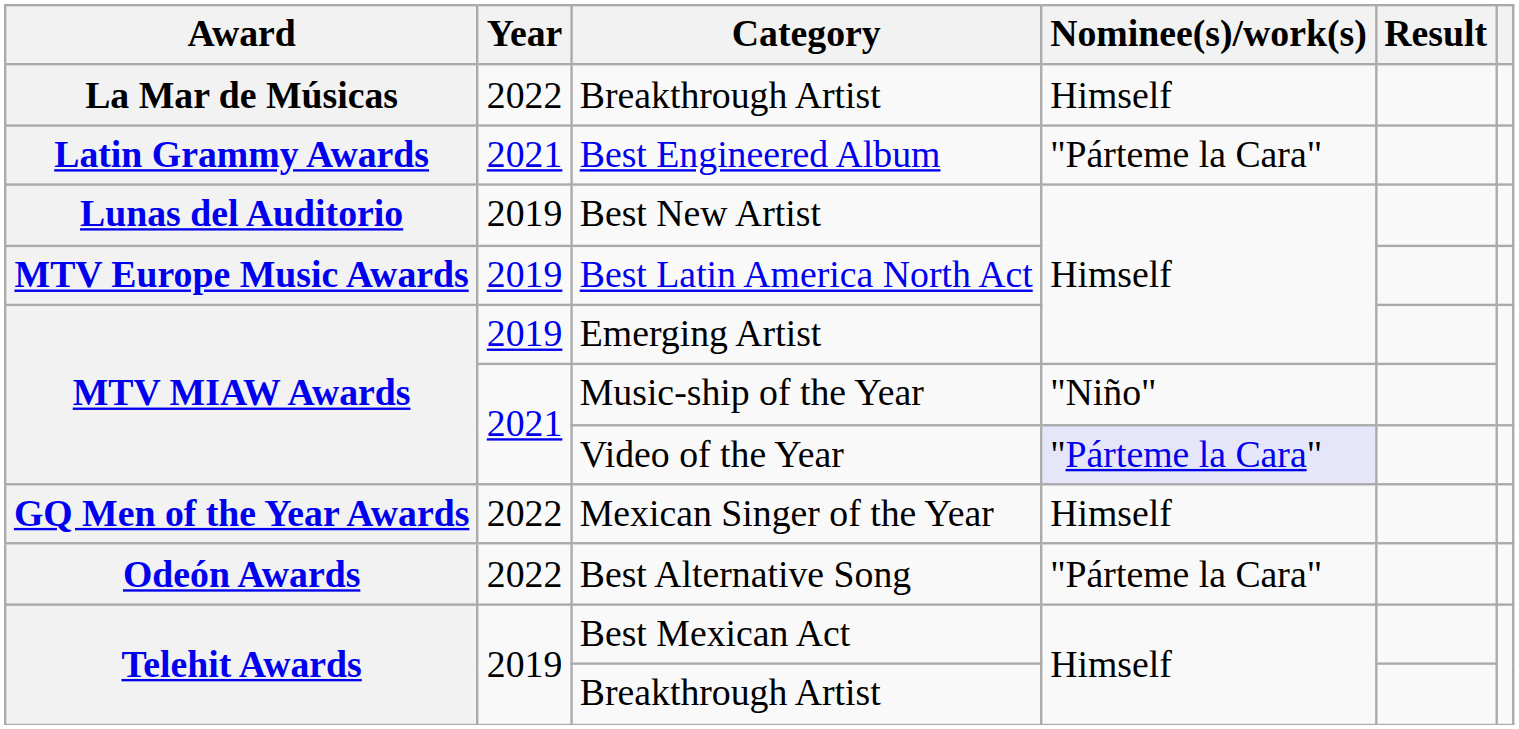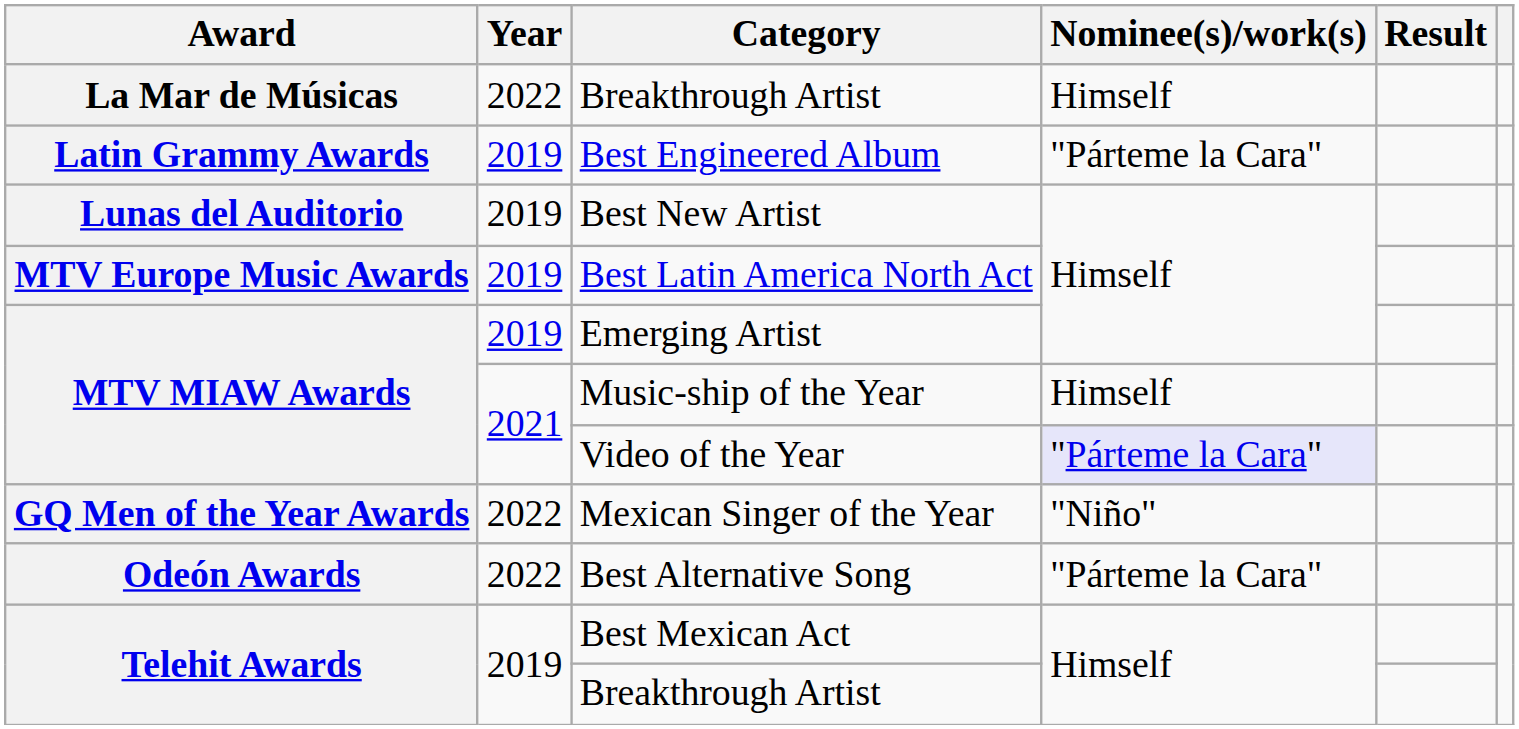(525, 154) 2021 -> (525, 154) 2019
(1103, 393) "Niño" -> (1111, 393) Himself
(1111, 513) Himself -> (1103, 513) "Niño"
